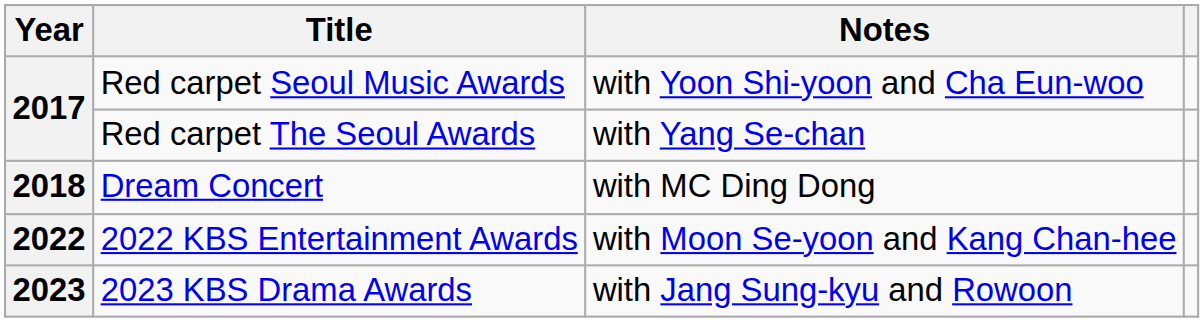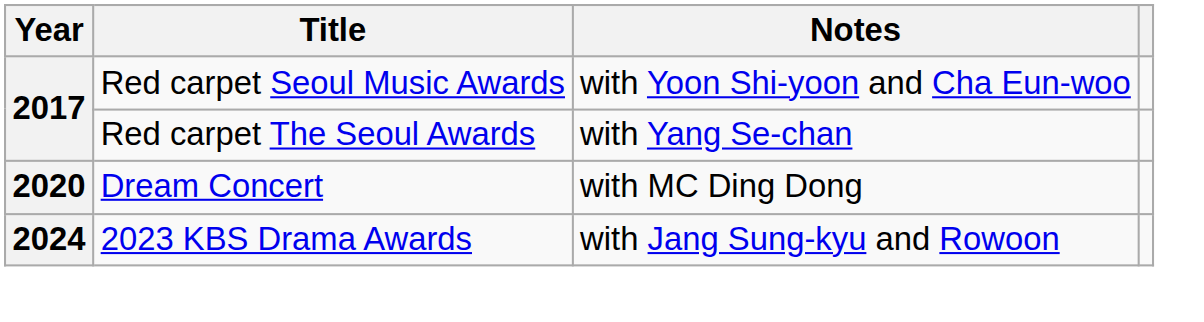(49, 186) 2018 -> (49, 186) 2020
- row: (339, 238)
(49, 290) 2023 -> (49, 238) 2024
